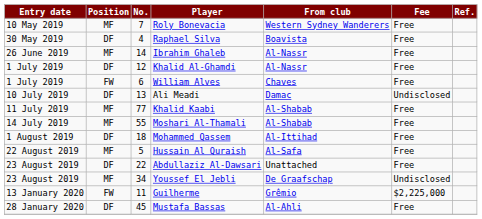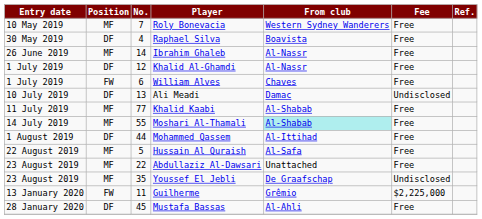(289, 123) no background -> (289, 123) paleturquoise background
(141, 137) 18 -> (141, 137) 44
(109, 165) DF -> (109, 165) MF
(141, 179) 34 -> (141, 179) 35
